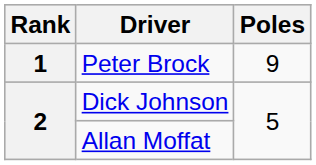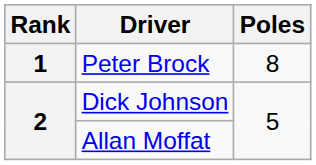(272, 63) 9 -> (272, 63) 8
